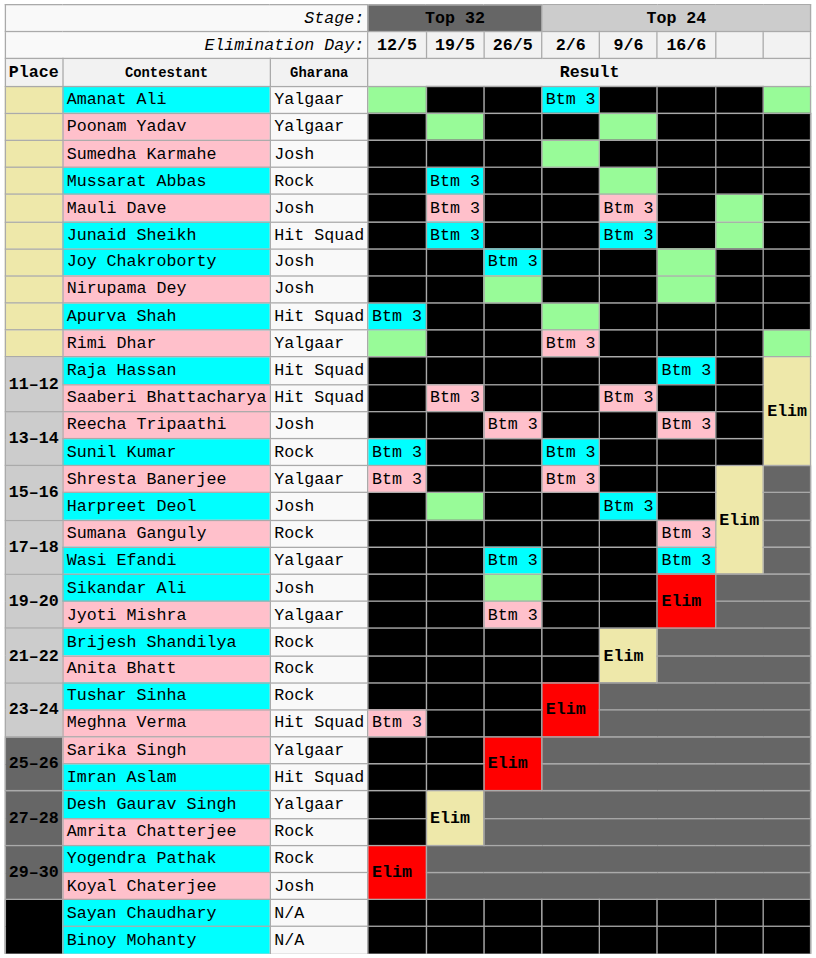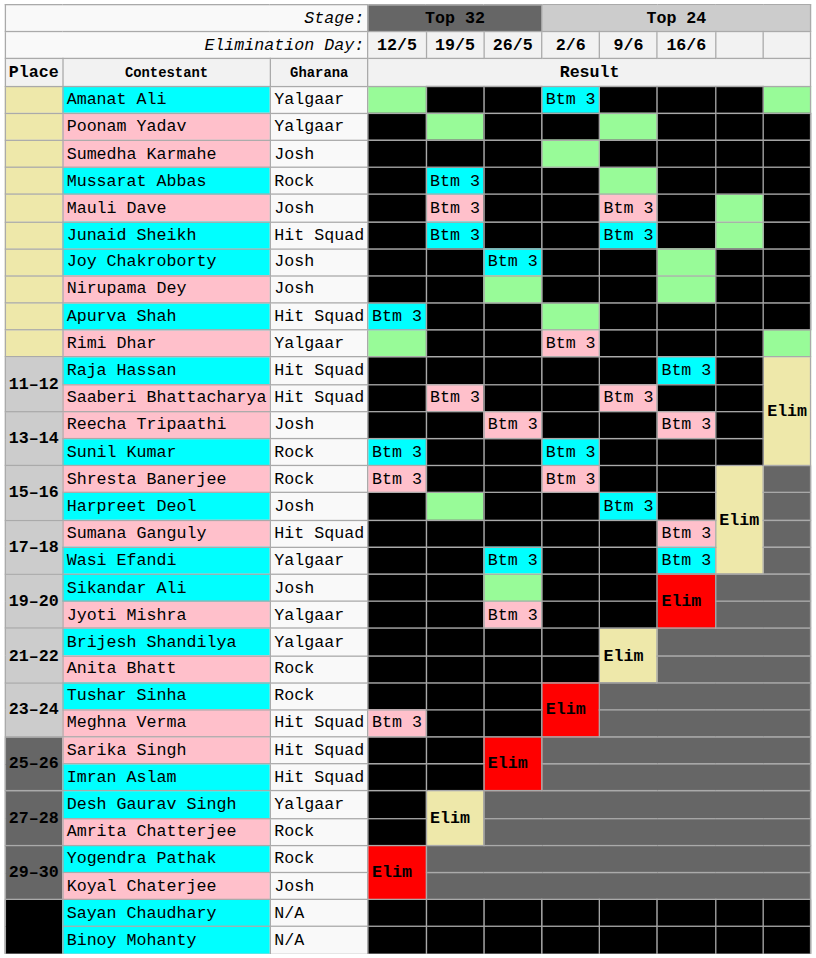(309, 479) Yalgaar -> (294, 479) Rock
(294, 533) Rock -> (319, 533) Hit Squad
(294, 642) Rock -> (309, 642) Yalgaar
(309, 750) Yalgaar -> (319, 750) Hit Squad
